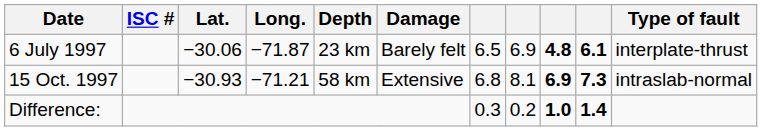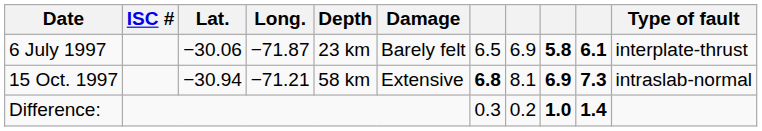(558, 49) 4.8 -> (558, 49) 5.8
(213, 79) −30.93 -> (213, 79) −30.94
(488, 79) normal -> (488, 79) bold
